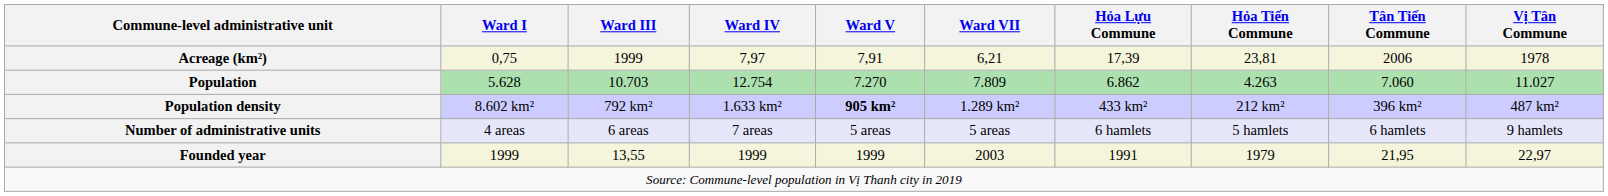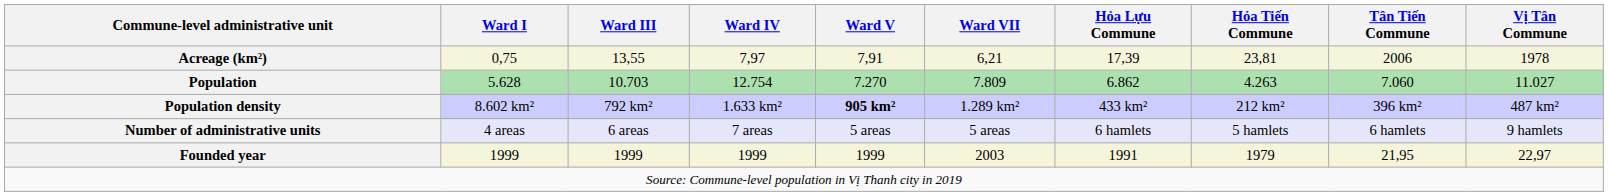(628, 58) 1999 -> (628, 58) 13,55
(628, 155) 13,55 -> (628, 155) 1999
